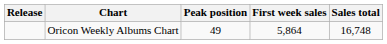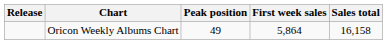(356, 30) 16,748 -> (356, 30) 16,158
